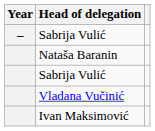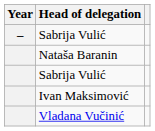rows swapped: (20, 116) <-> (20, 96)
